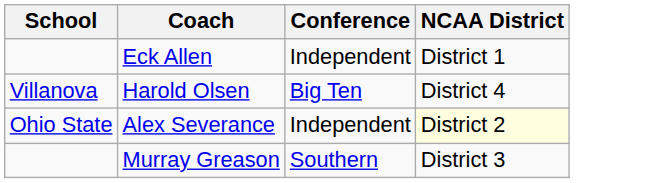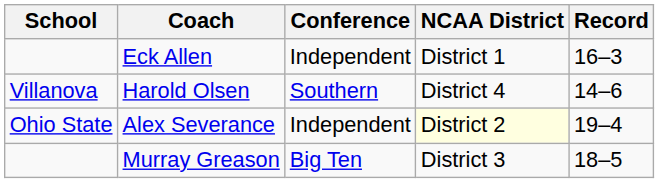+ column: (611, 21)
(326, 90) Big Ten -> (334, 90) Southern
(334, 159) Southern -> (326, 159) Big Ten
